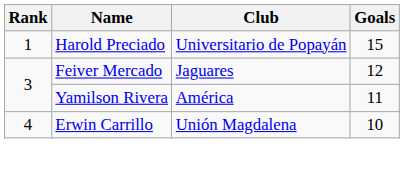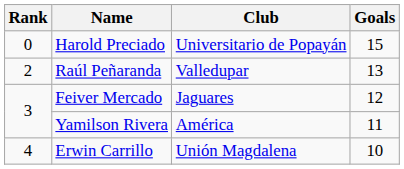(28, 44) 1 -> (28, 44) 0
+ row: (108, 71)
